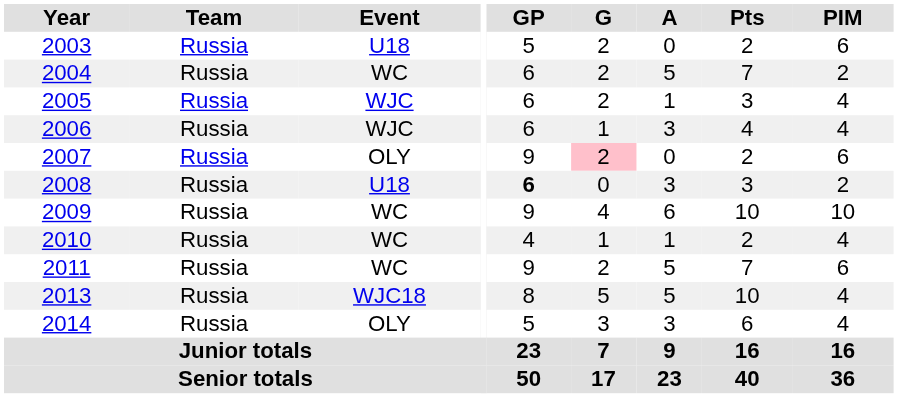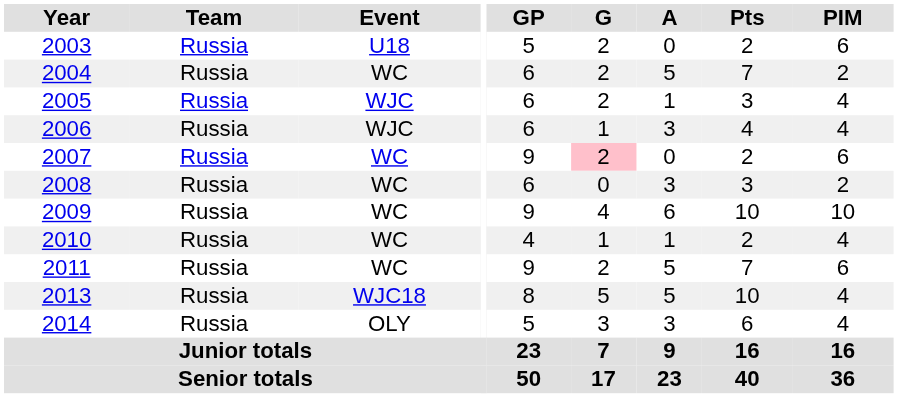(389, 156) OLY -> (390, 156) WC
(389, 184) U18 -> (390, 184) WC
(529, 184) bold -> (529, 184) normal
